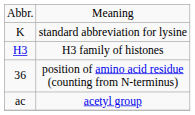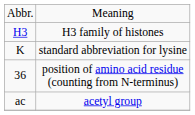rows swapped: (113, 50) <-> (113, 32)
